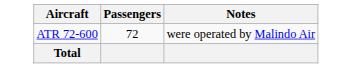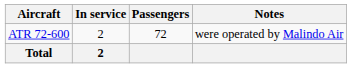+ column: (101, 14)
